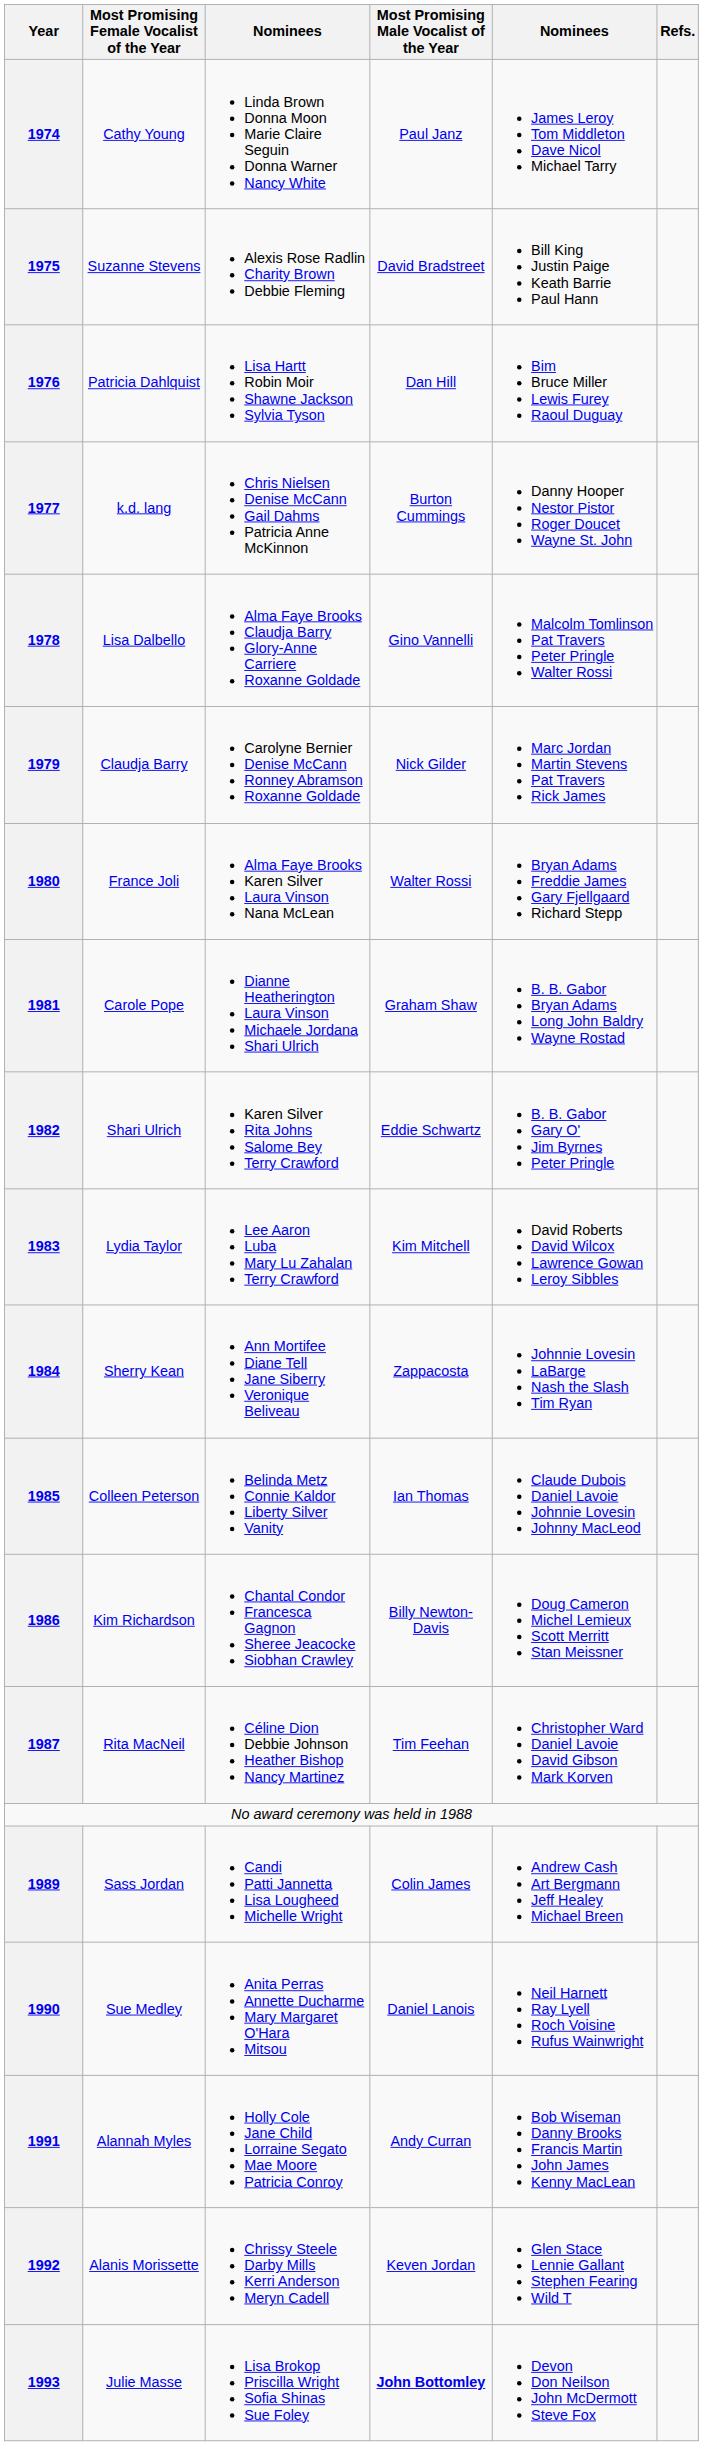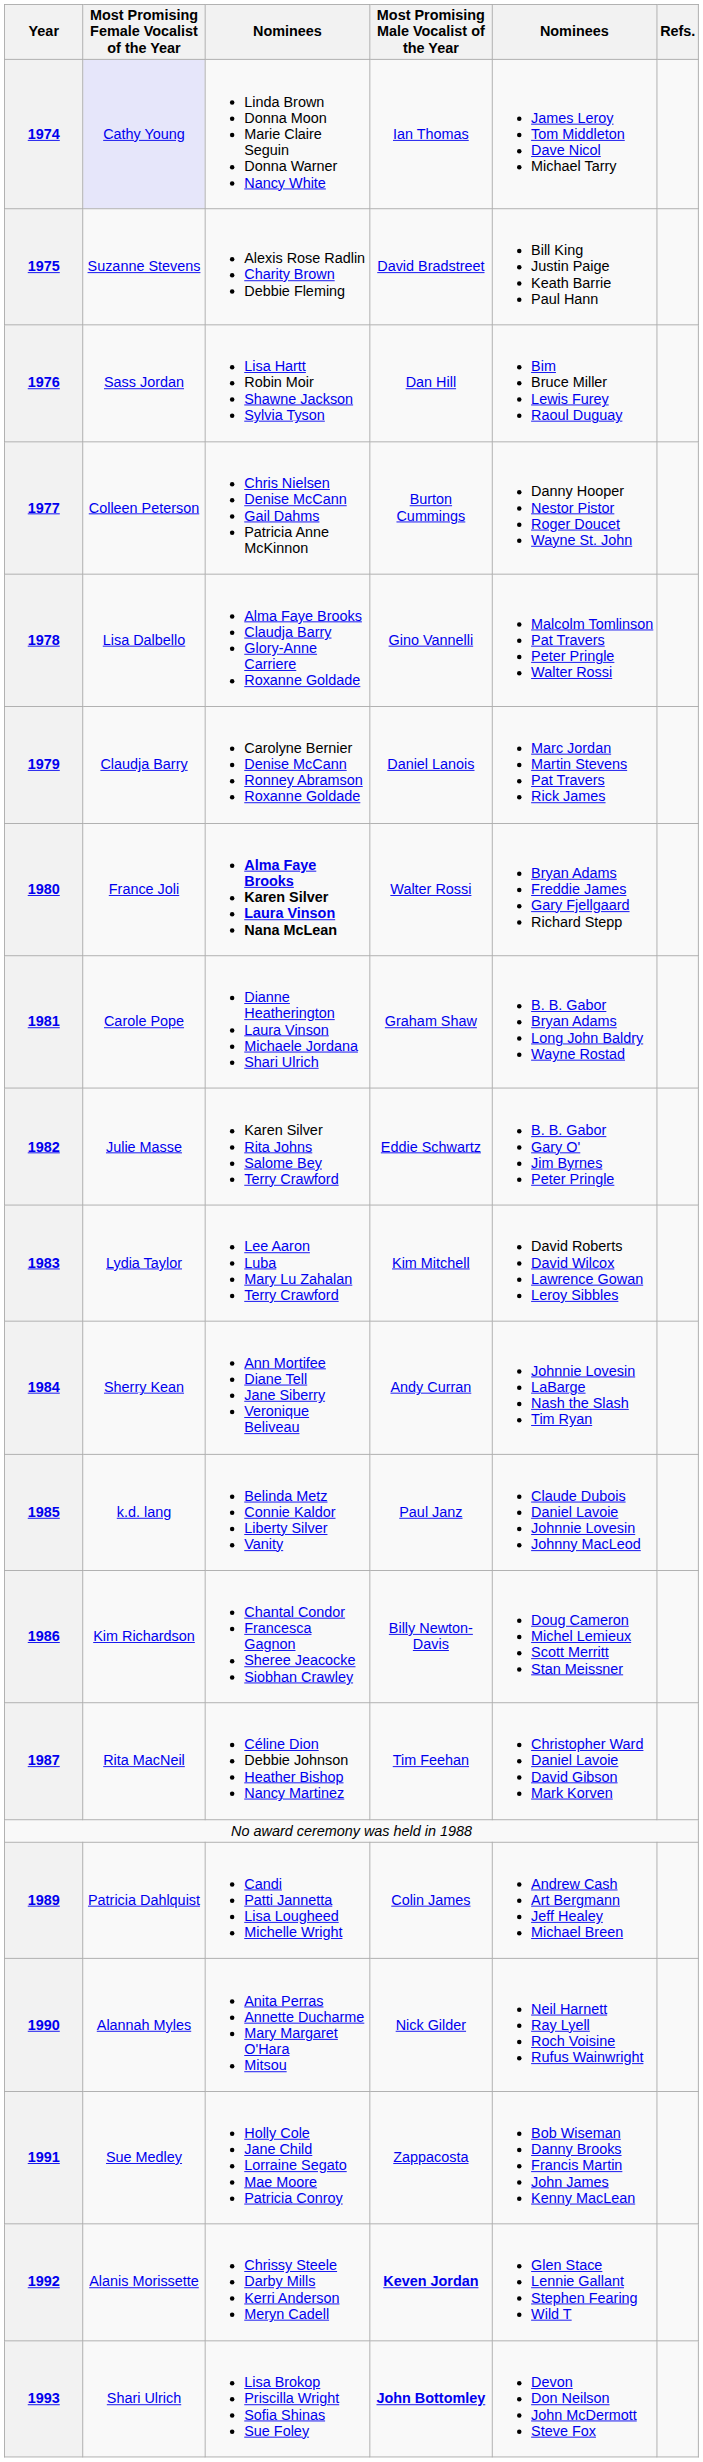(144, 134) no background -> (144, 134) lavender background
(431, 134) Paul Janz -> (431, 134) Ian Thomas
(144, 383) Patricia Dahlquist -> (144, 383) Sass Jordan
(144, 507) k.d. lang -> (144, 507) Colleen Peterson
(431, 764) Nick Gilder -> (431, 764) Daniel Lanois
(287, 889) normal -> (287, 898) bold
(144, 1130) Shari Ulrich -> (144, 1146) Julie Masse
(431, 1371) Zappacosta -> (431, 1387) Andy Curran
(144, 1495) Colleen Peterson -> (144, 1512) k.d. lang
(431, 1495) Ian Thomas -> (431, 1512) Paul Janz
(144, 1884) Sass Jordan -> (144, 1900) Patricia Dahlquist
(144, 2008) Sue Medley -> (144, 2025) Alannah Myles
(431, 2008) Daniel Lanois -> (431, 2025) Nick Gilder
(144, 2141) Alannah Myles -> (144, 2157) Sue Medley
(431, 2141) Andy Curran -> (431, 2157) Zappacosta
(431, 2266) normal -> (431, 2282) bold
(144, 2382) Julie Masse -> (144, 2398) Shari Ulrich
